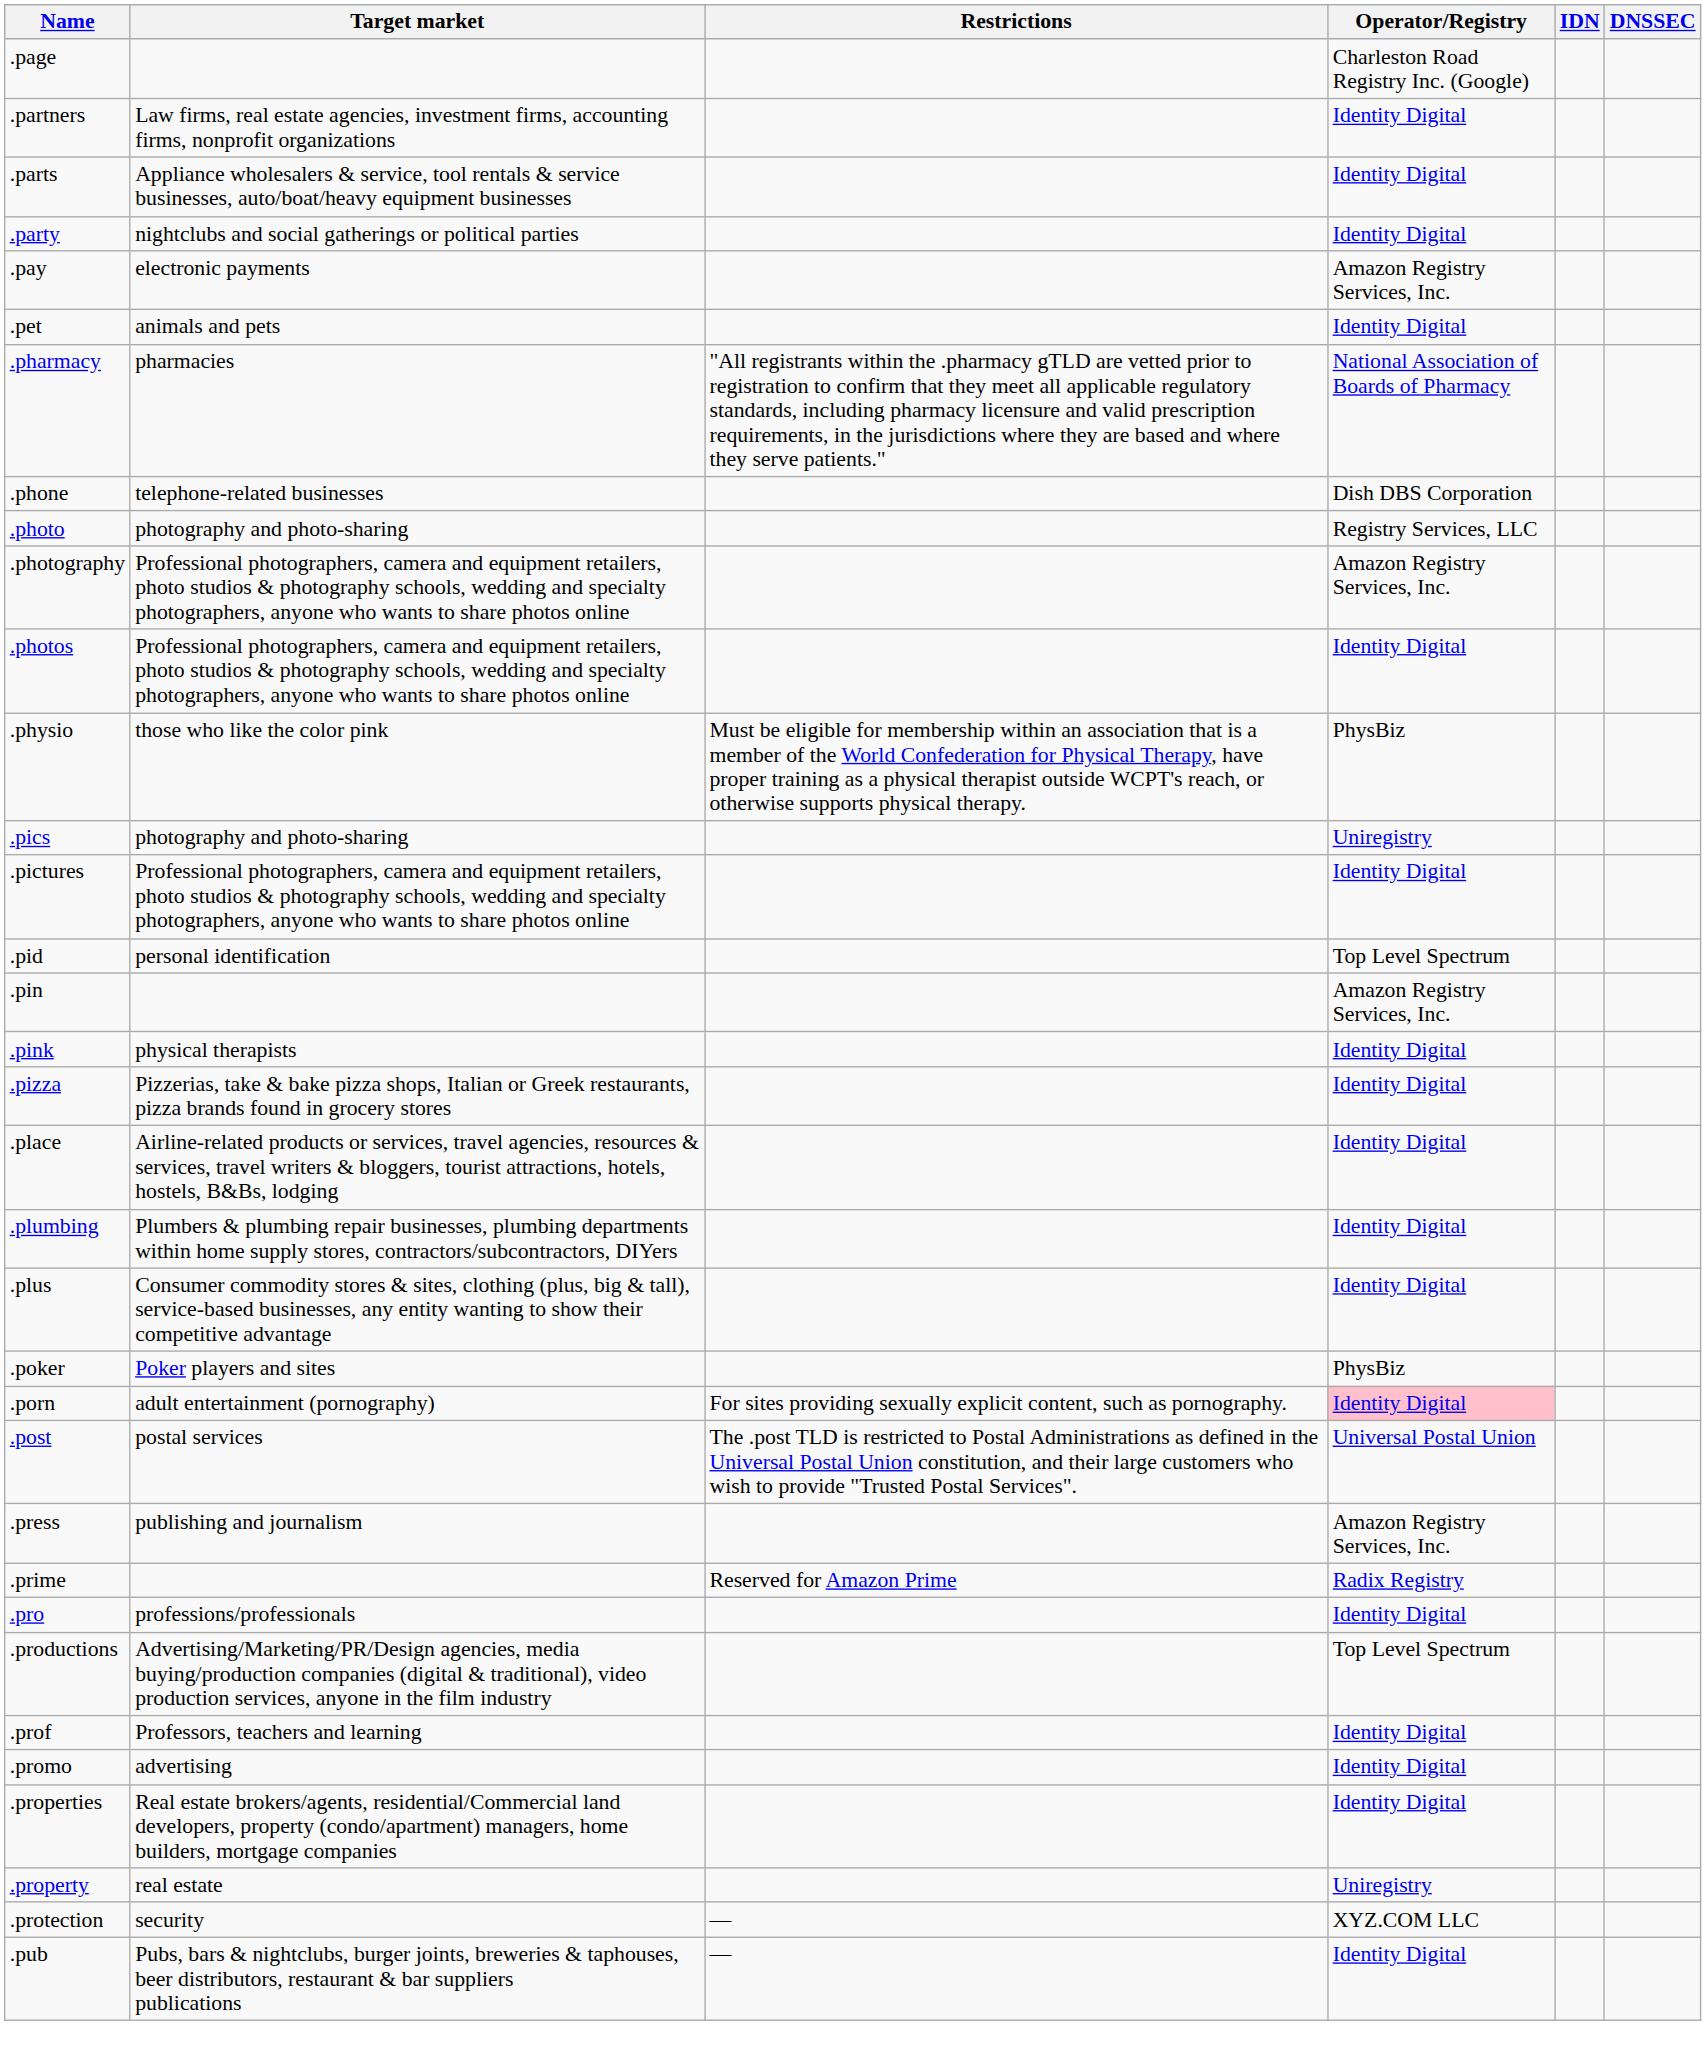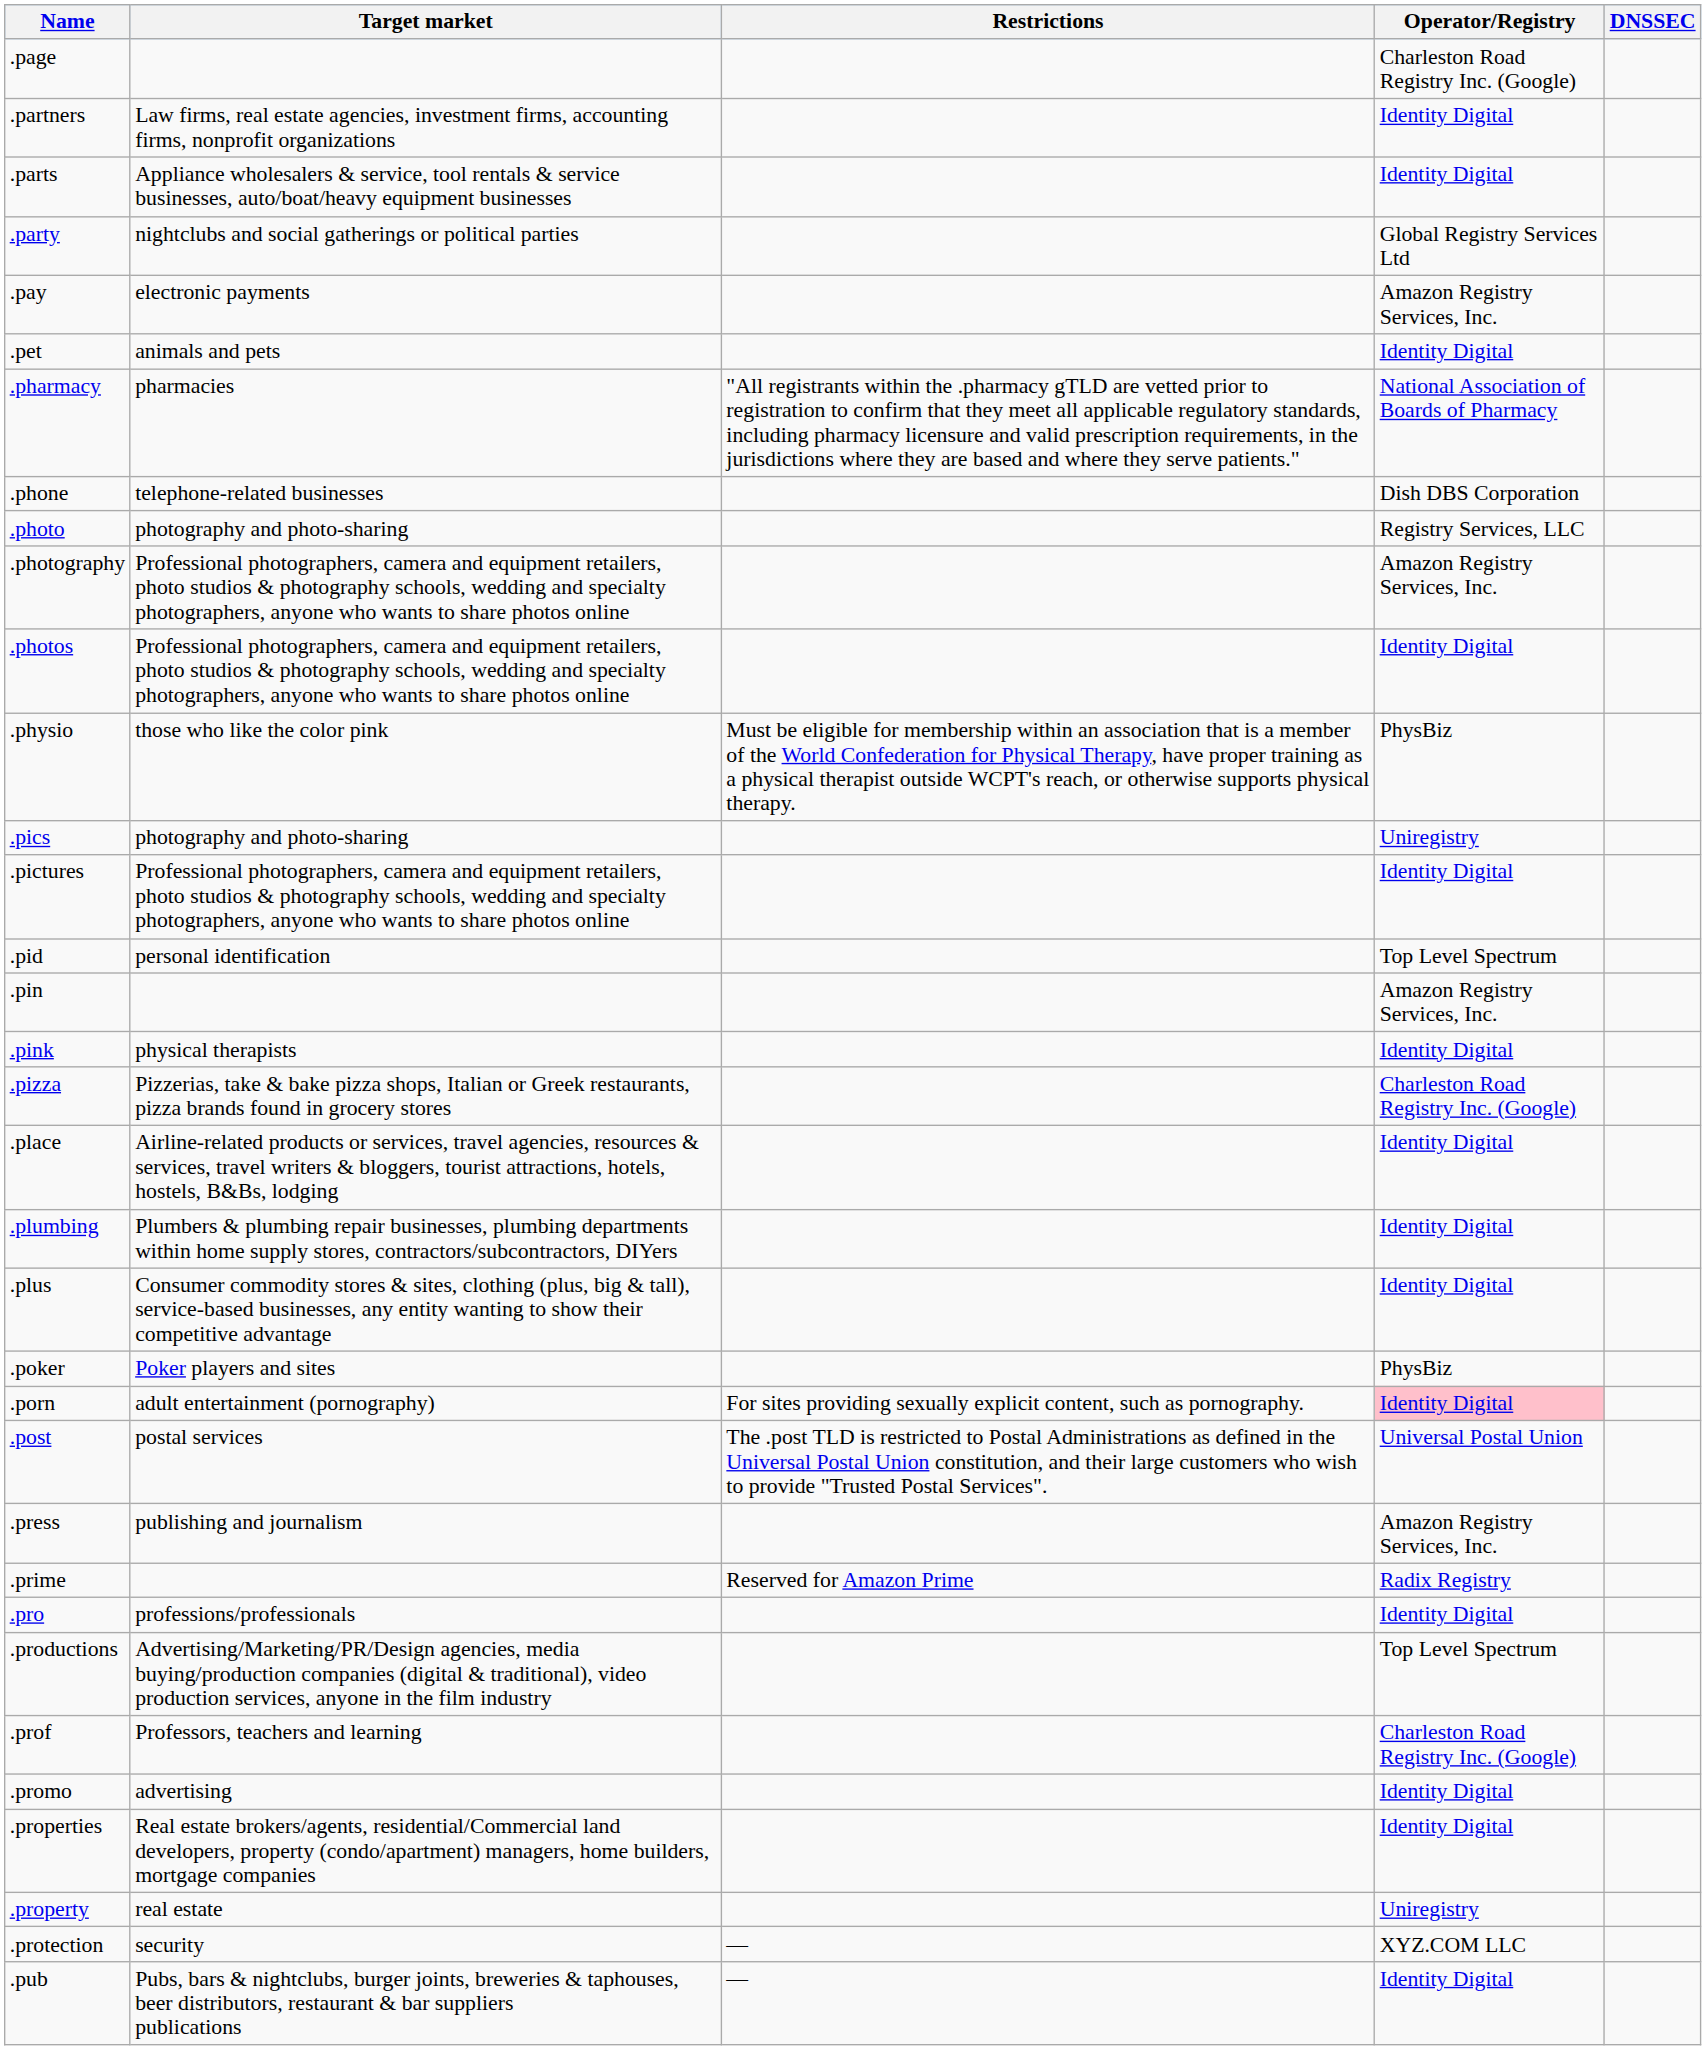- column: (1580, 21)
(1399, 233) Identity Digital -> (1488, 245) Global Registry Services Ltd
(1399, 1083) Identity Digital -> (1478, 1095) Charleston Road Registry Inc. (Google)
(1399, 1732) Identity Digital -> (1478, 1744) Charleston Road Registry Inc. (Google)
